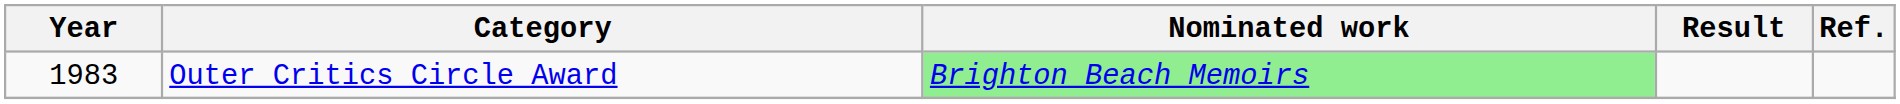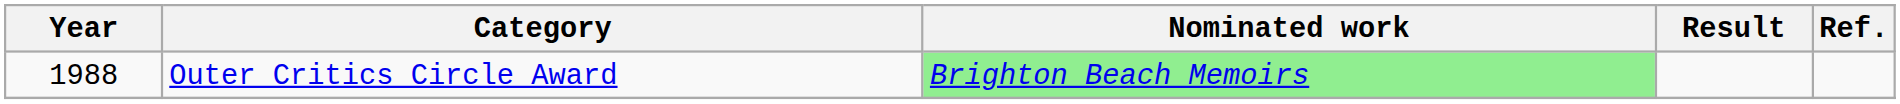(84, 75) 1983 -> (84, 75) 1988
